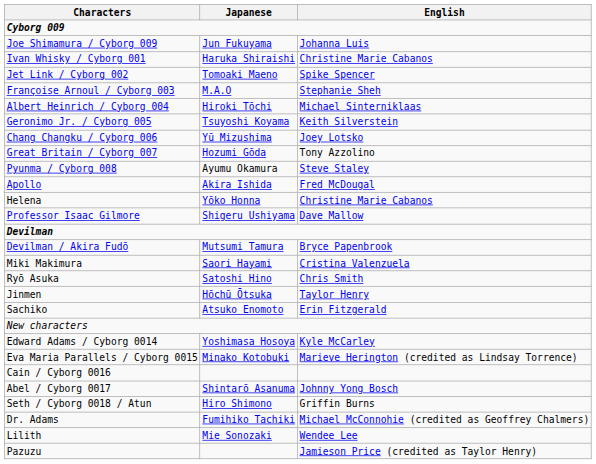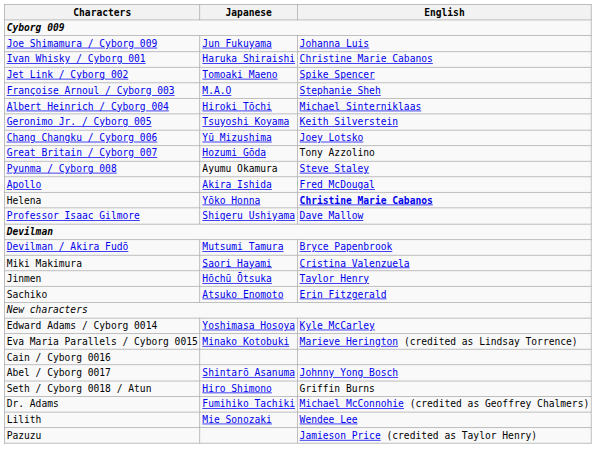(366, 200) normal -> (366, 200) bold
- row: (33, 279)
